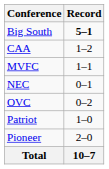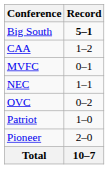(84, 66) 1–1 -> (84, 66) 0–1
(84, 84) 0–1 -> (84, 84) 1–1
